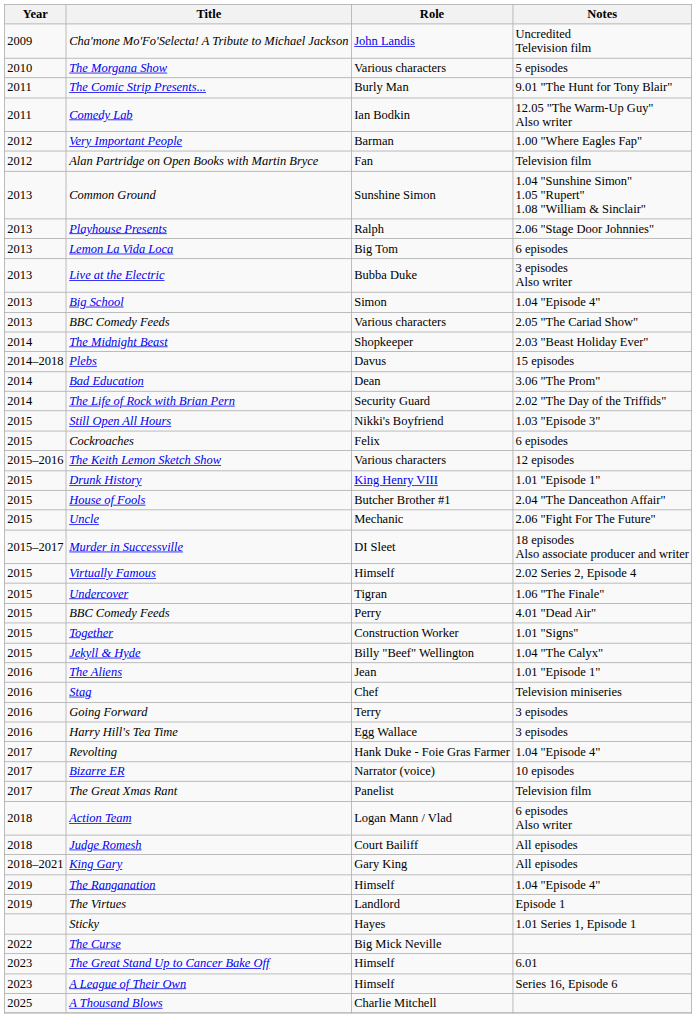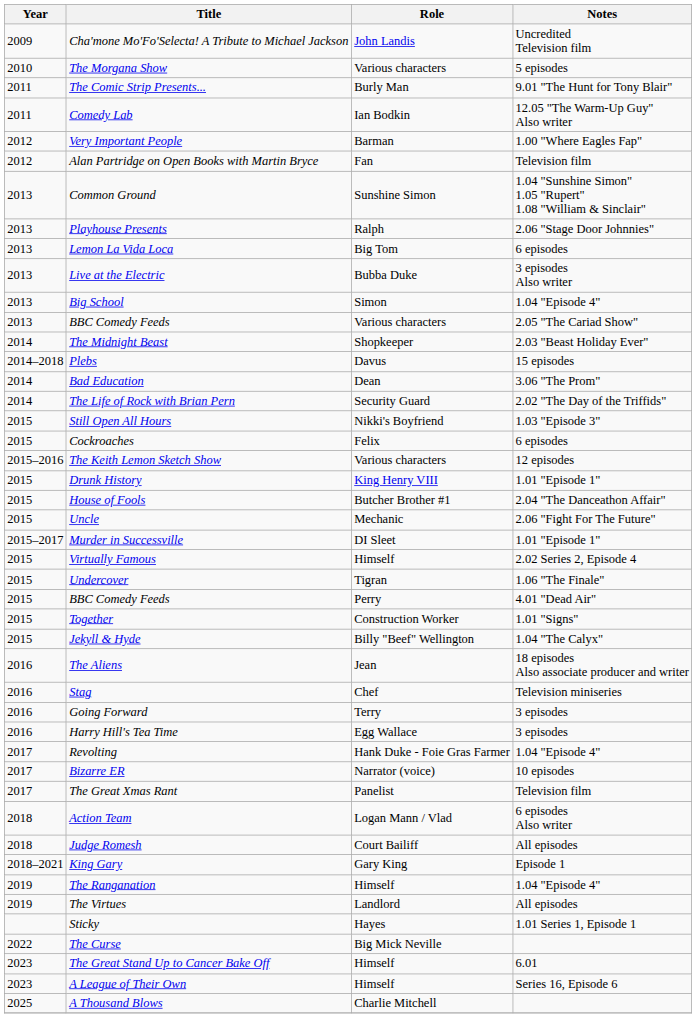(602, 546) 18 episodes Also associate producer and writer -> (558, 539) 1.01 "Episode 1"
(558, 672) 1.01 "Episode 1" -> (602, 665) 18 episodes Also associate producer and writer
(547, 864) All episodes -> (540, 864) Episode 1
(540, 904) Episode 1 -> (547, 904) All episodes
